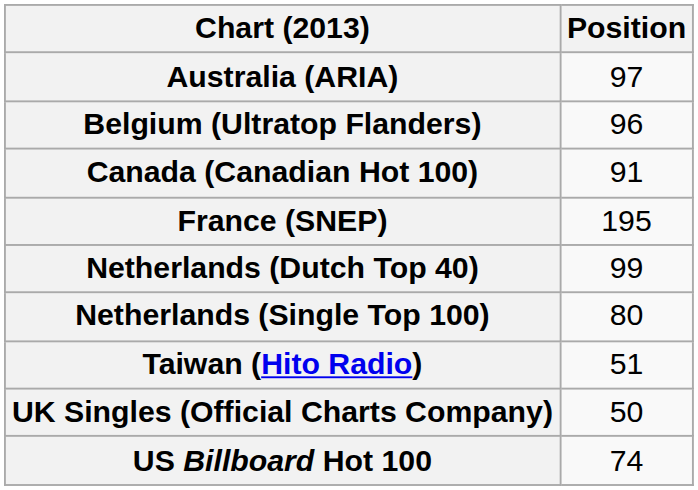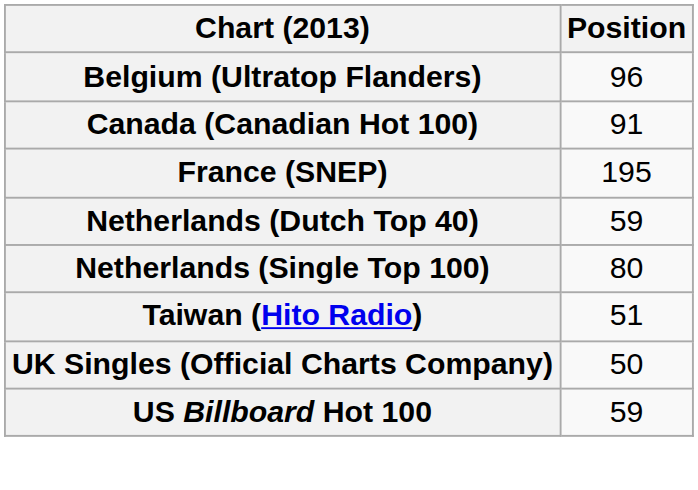- row: (282, 76)
(627, 268) 99 -> (627, 220) 59
(627, 460) 74 -> (627, 412) 59
